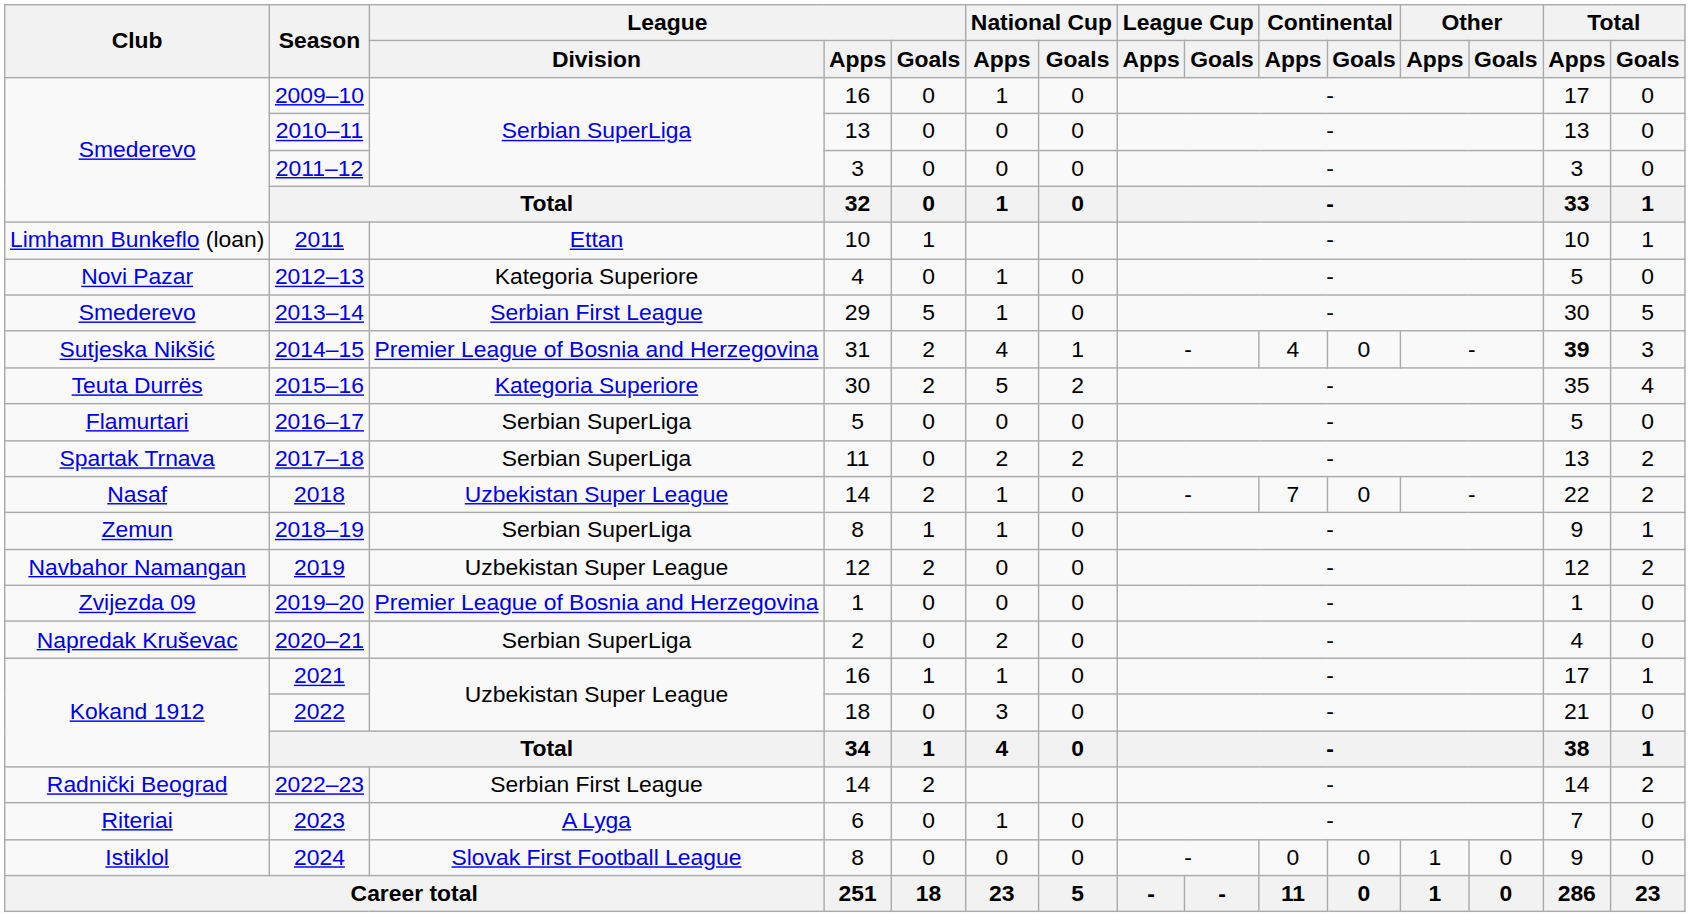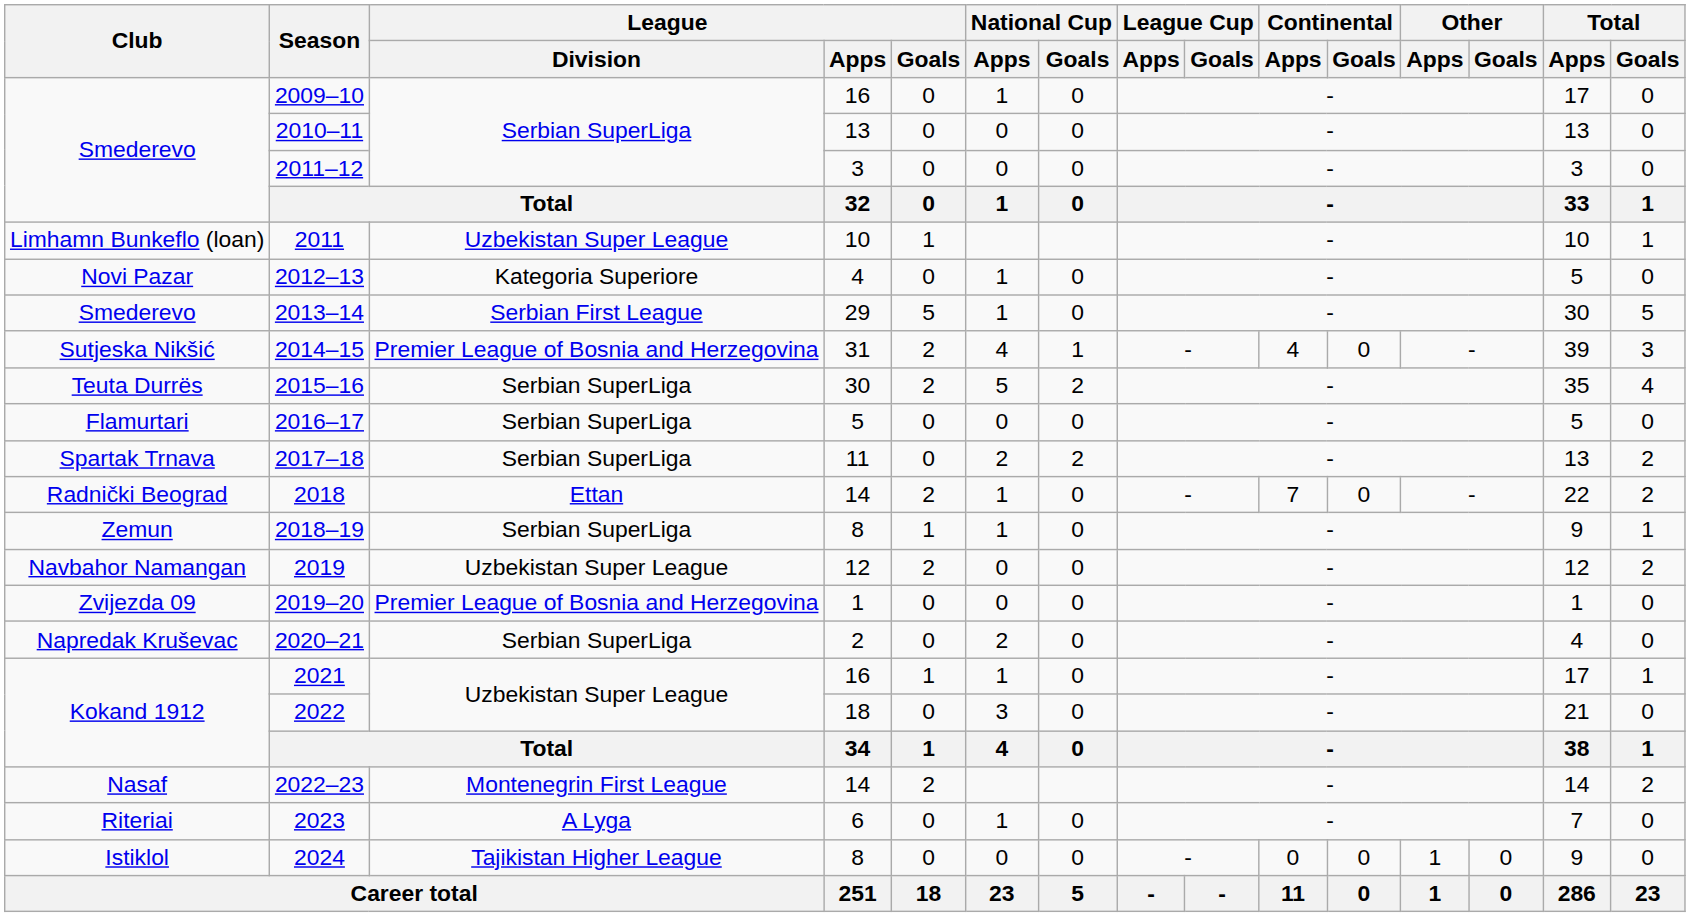(596, 240) Ettan -> (596, 240) Uzbekistan Super League
(1577, 349) bold -> (1577, 349) normal
(596, 385) Kategoria Superiore -> (596, 385) Serbian SuperLiga
(137, 494) Nasaf -> (137, 494) Radnički Beograd
(596, 494) Uzbekistan Super League -> (596, 494) Ettan
(137, 784) Radnički Beograd -> (137, 784) Nasaf
(596, 784) Serbian First League -> (596, 784) Montenegrin First League
(596, 857) Slovak First Football League -> (596, 857) Tajikistan Higher League
